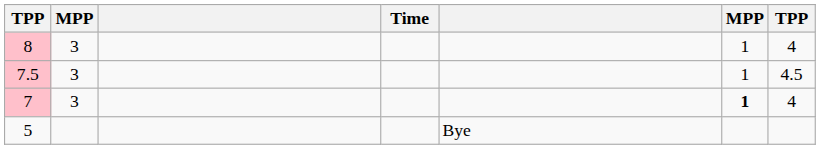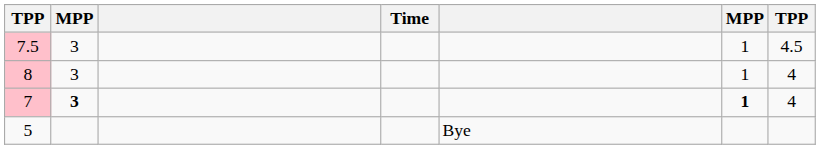rows swapped: (28, 74) <-> (28, 46)
(74, 102) normal -> (74, 102) bold
